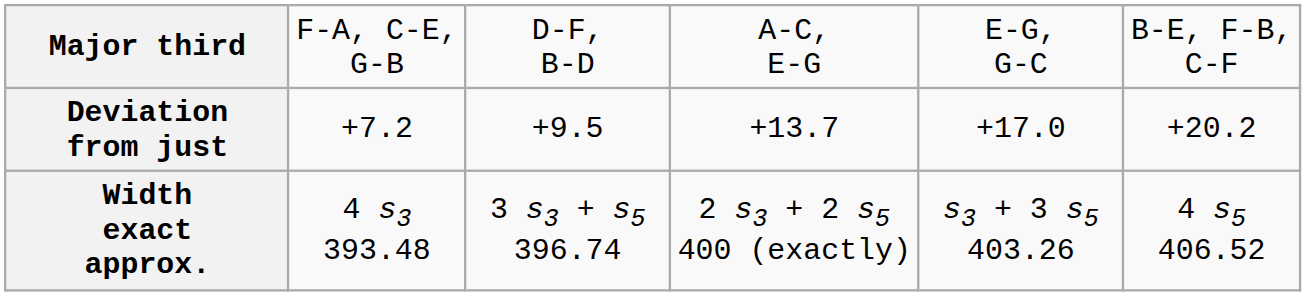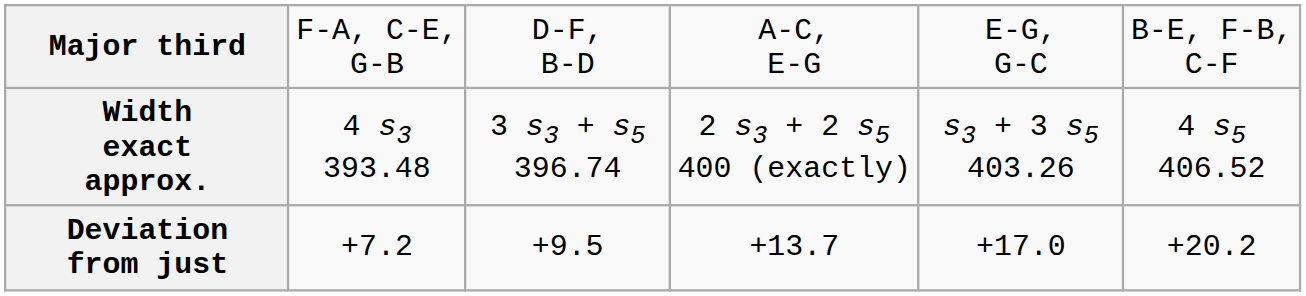rows swapped: (147, 230) <-> (147, 129)
